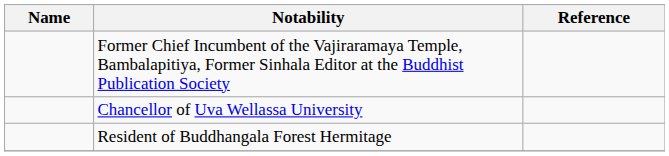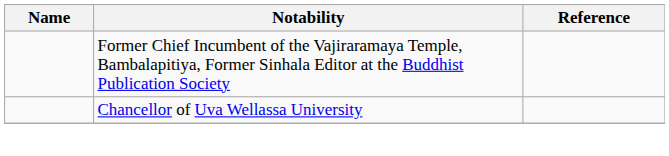- row: (244, 136)
